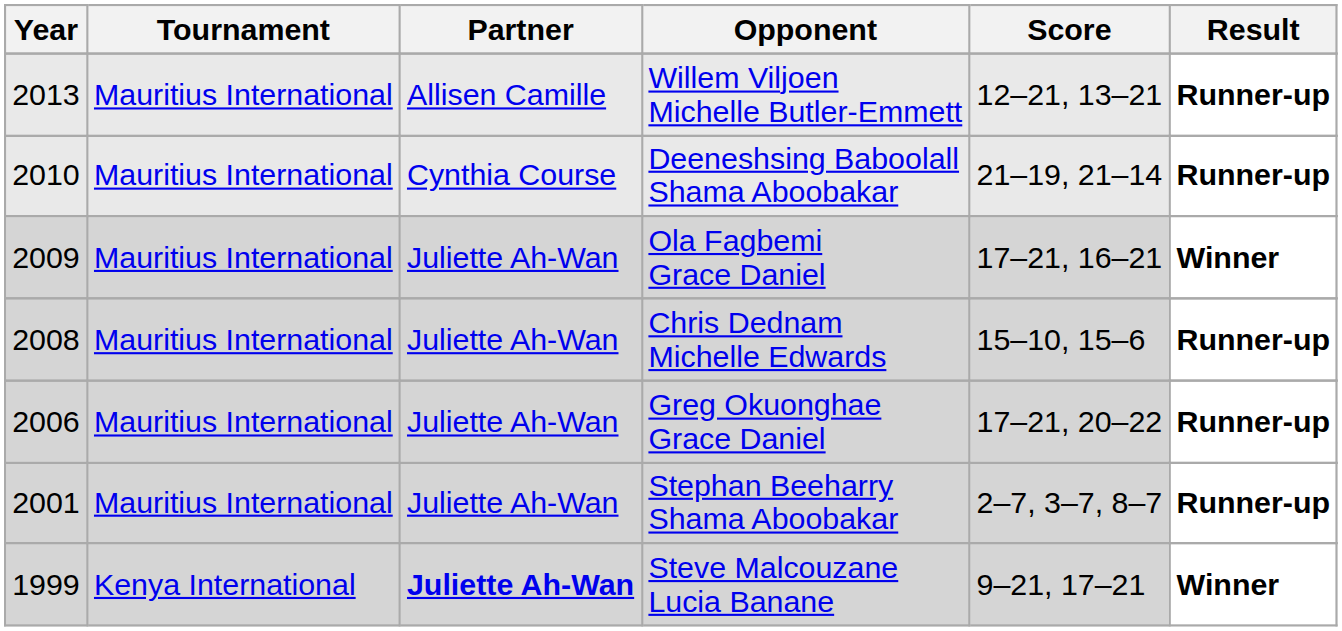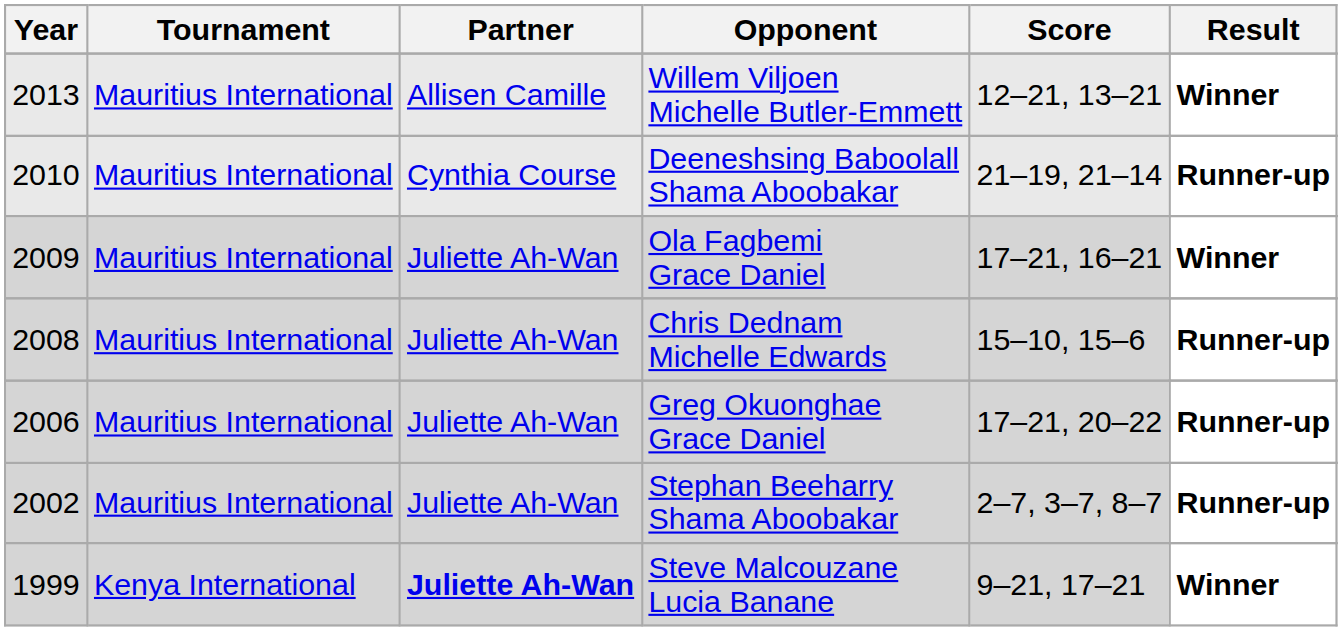(1253, 94) Runner-up -> (1228, 94) Winner
(46, 503) 2001 -> (46, 503) 2002
